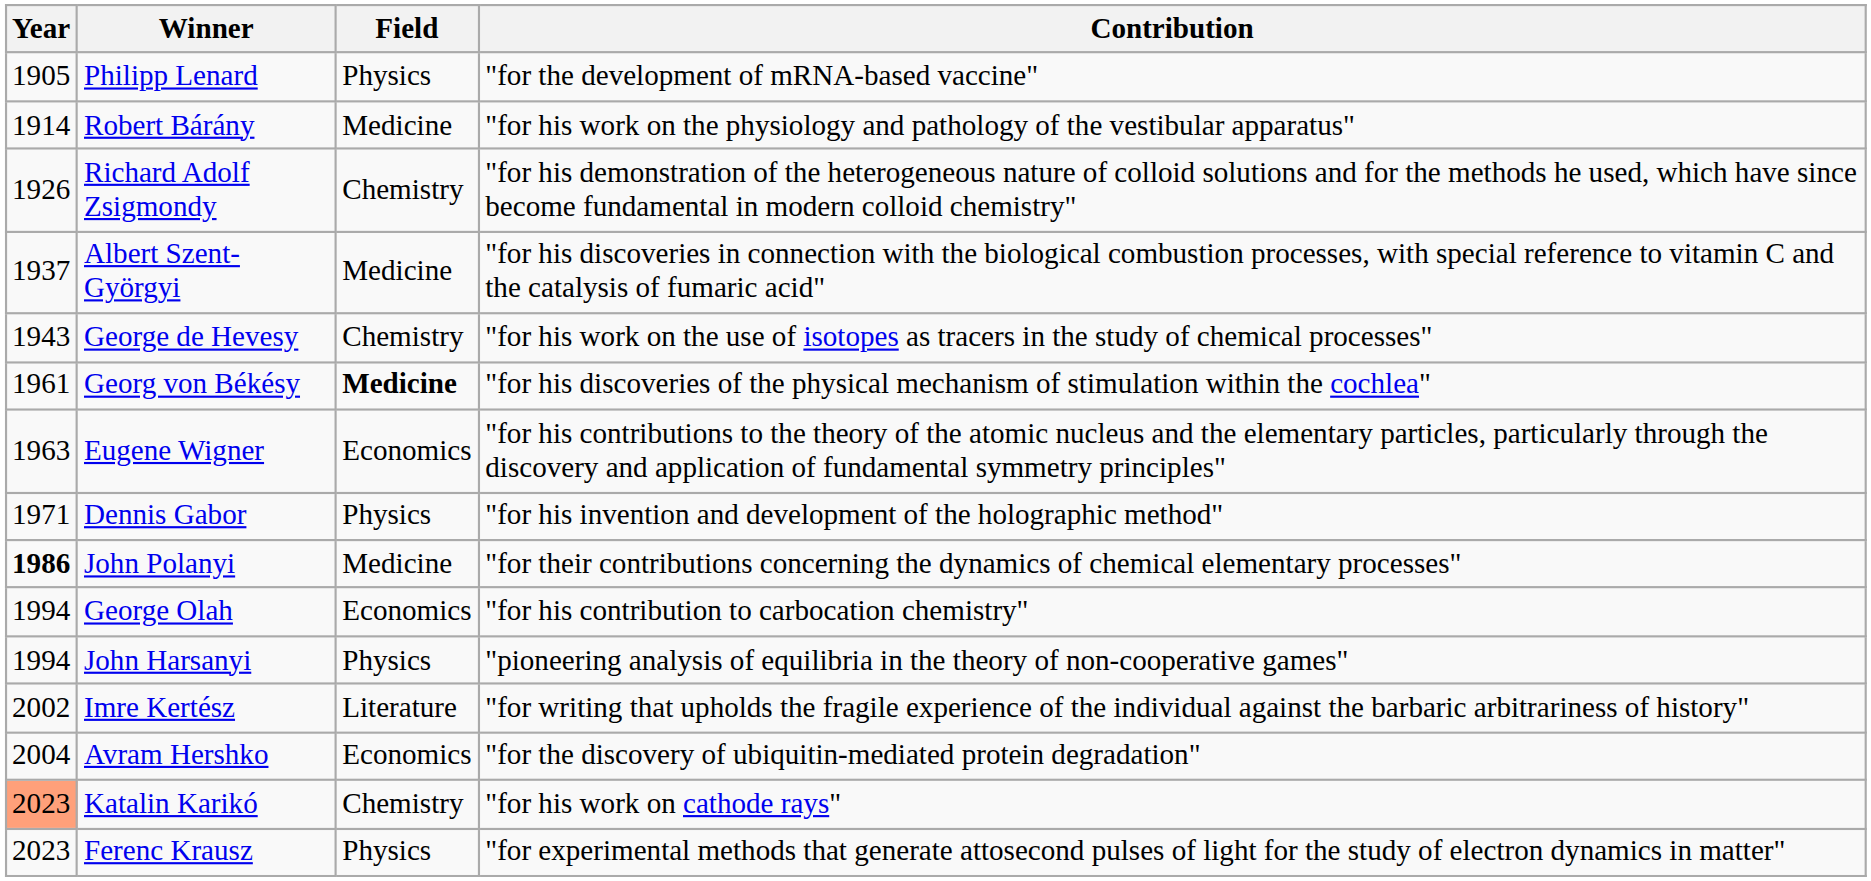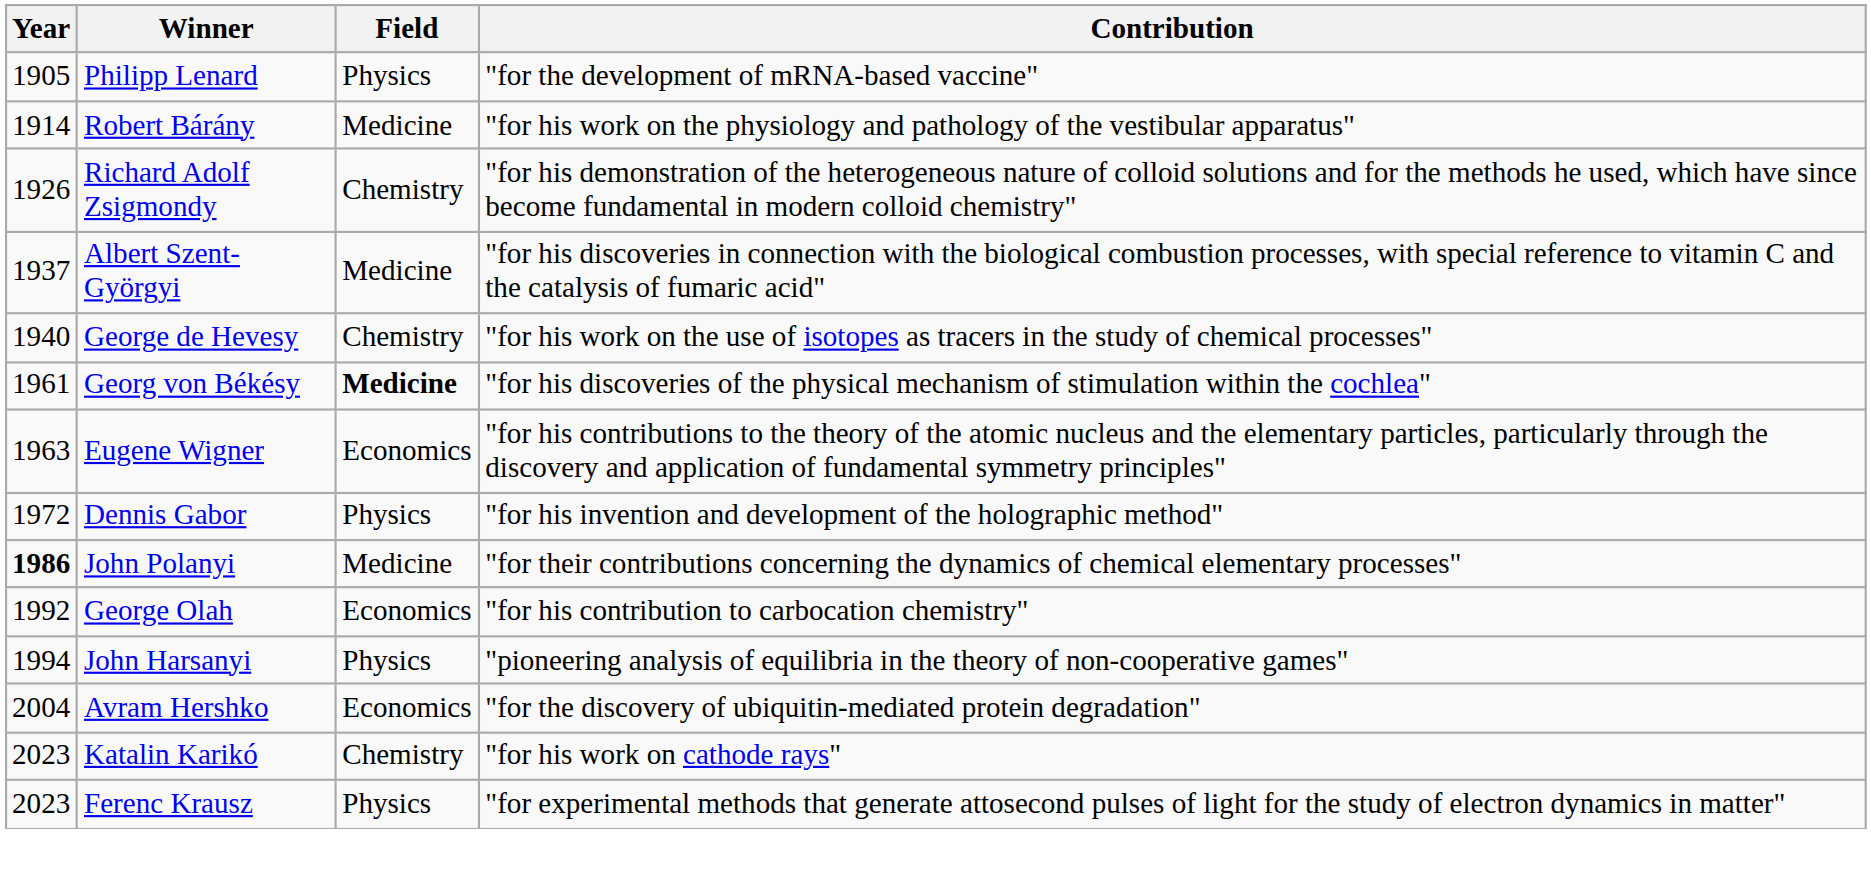(41, 337) 1943 -> (41, 337) 1940
(41, 515) 1971 -> (41, 515) 1972
(41, 611) 1994 -> (41, 611) 1992
- row: (160, 707)
(41, 803) lightsalmon background -> (41, 755) no background
